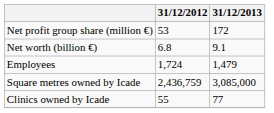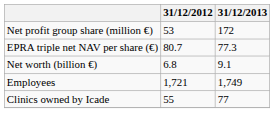+ row: (82, 47)
(170, 64) 1,724 -> (175, 82) 1,721
(225, 64) 1,479 -> (230, 82) 1,749
- row: (74, 82)
